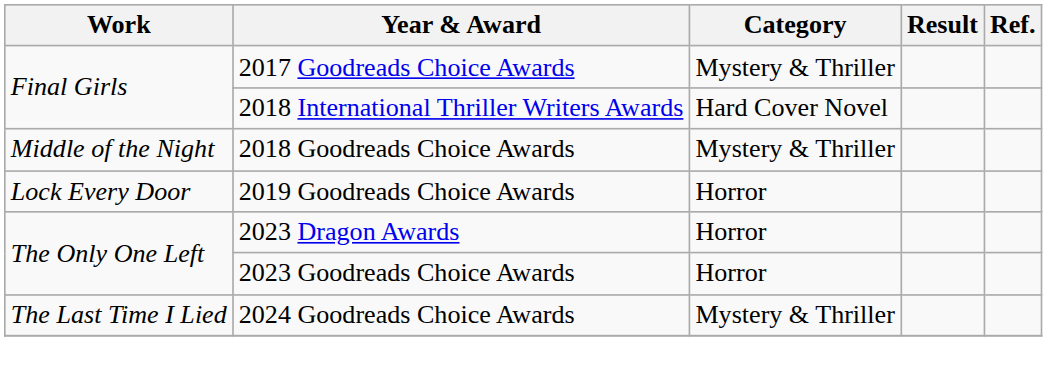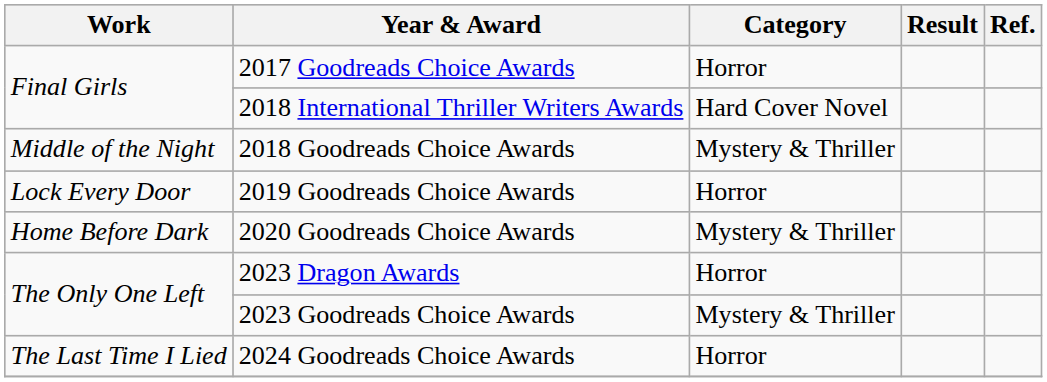(795, 66) Mystery & Thriller -> (731, 66) Horror
+ row: (407, 231)
(731, 273) Horror -> (795, 314) Mystery & Thriller
(795, 314) Mystery & Thriller -> (731, 356) Horror
